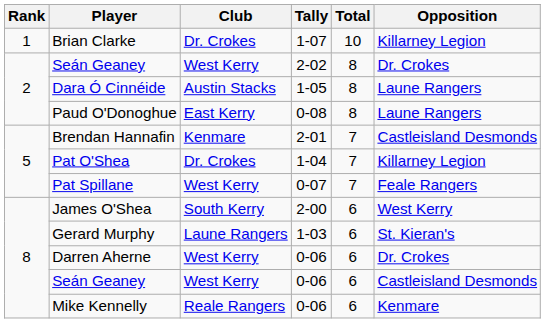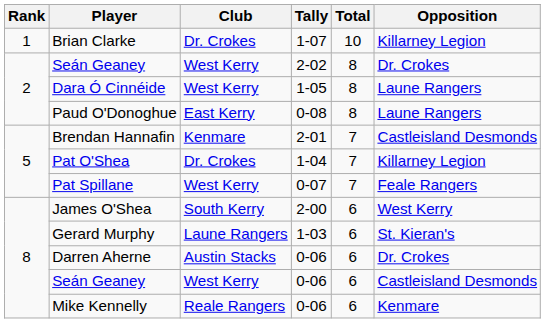(230, 88) Austin Stacks -> (221, 88) West Kerry
(221, 257) West Kerry -> (230, 257) Austin Stacks
